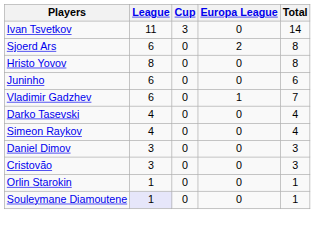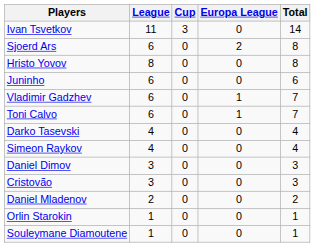+ row: (32, 115)
+ row: (47, 200)
(151, 200) lavender background -> (151, 234) no background
